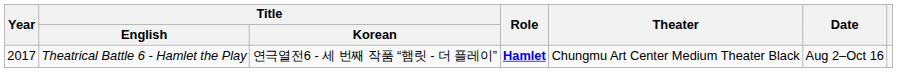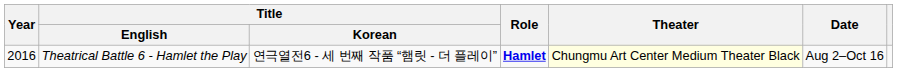(22, 56) 2017 -> (22, 56) 2016
(676, 56) no background -> (676, 56) lightyellow background
